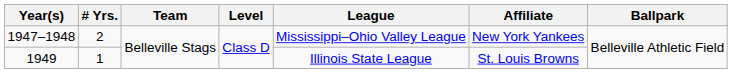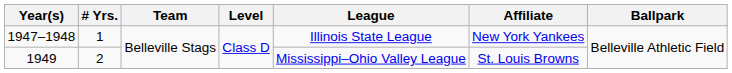(100, 37) 2 -> (100, 37) 1
(371, 37) Mississippi–Ohio Valley League -> (371, 37) Illinois State League
(100, 58) 1 -> (100, 58) 2
(371, 58) Illinois State League -> (371, 58) Mississippi–Ohio Valley League
